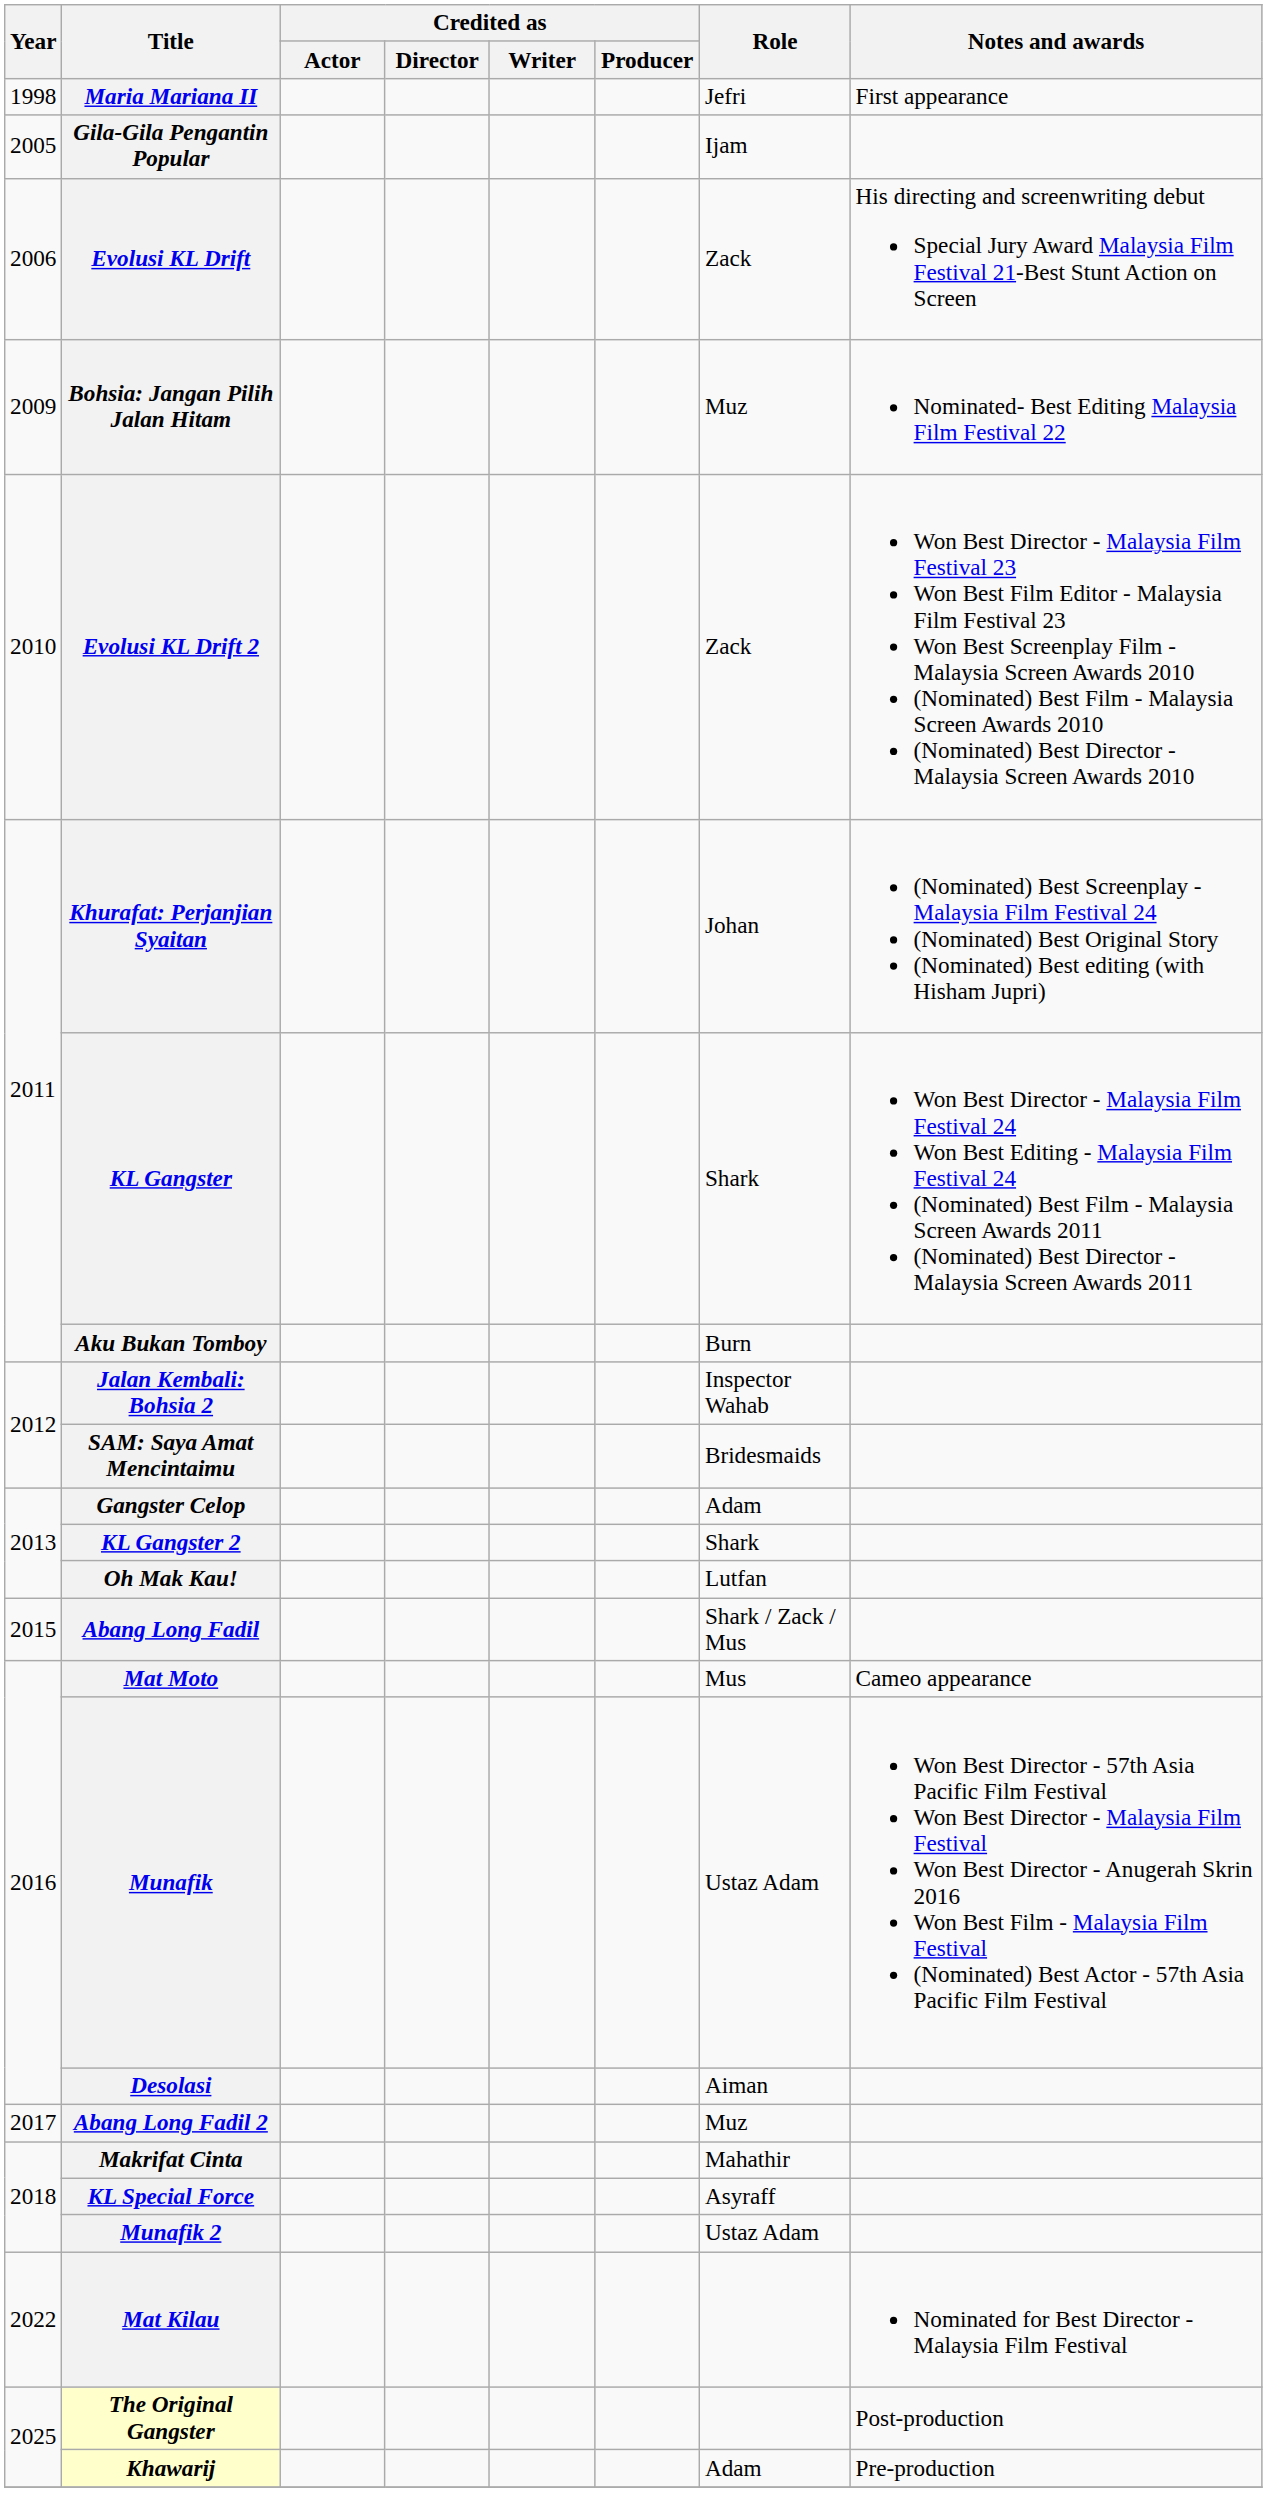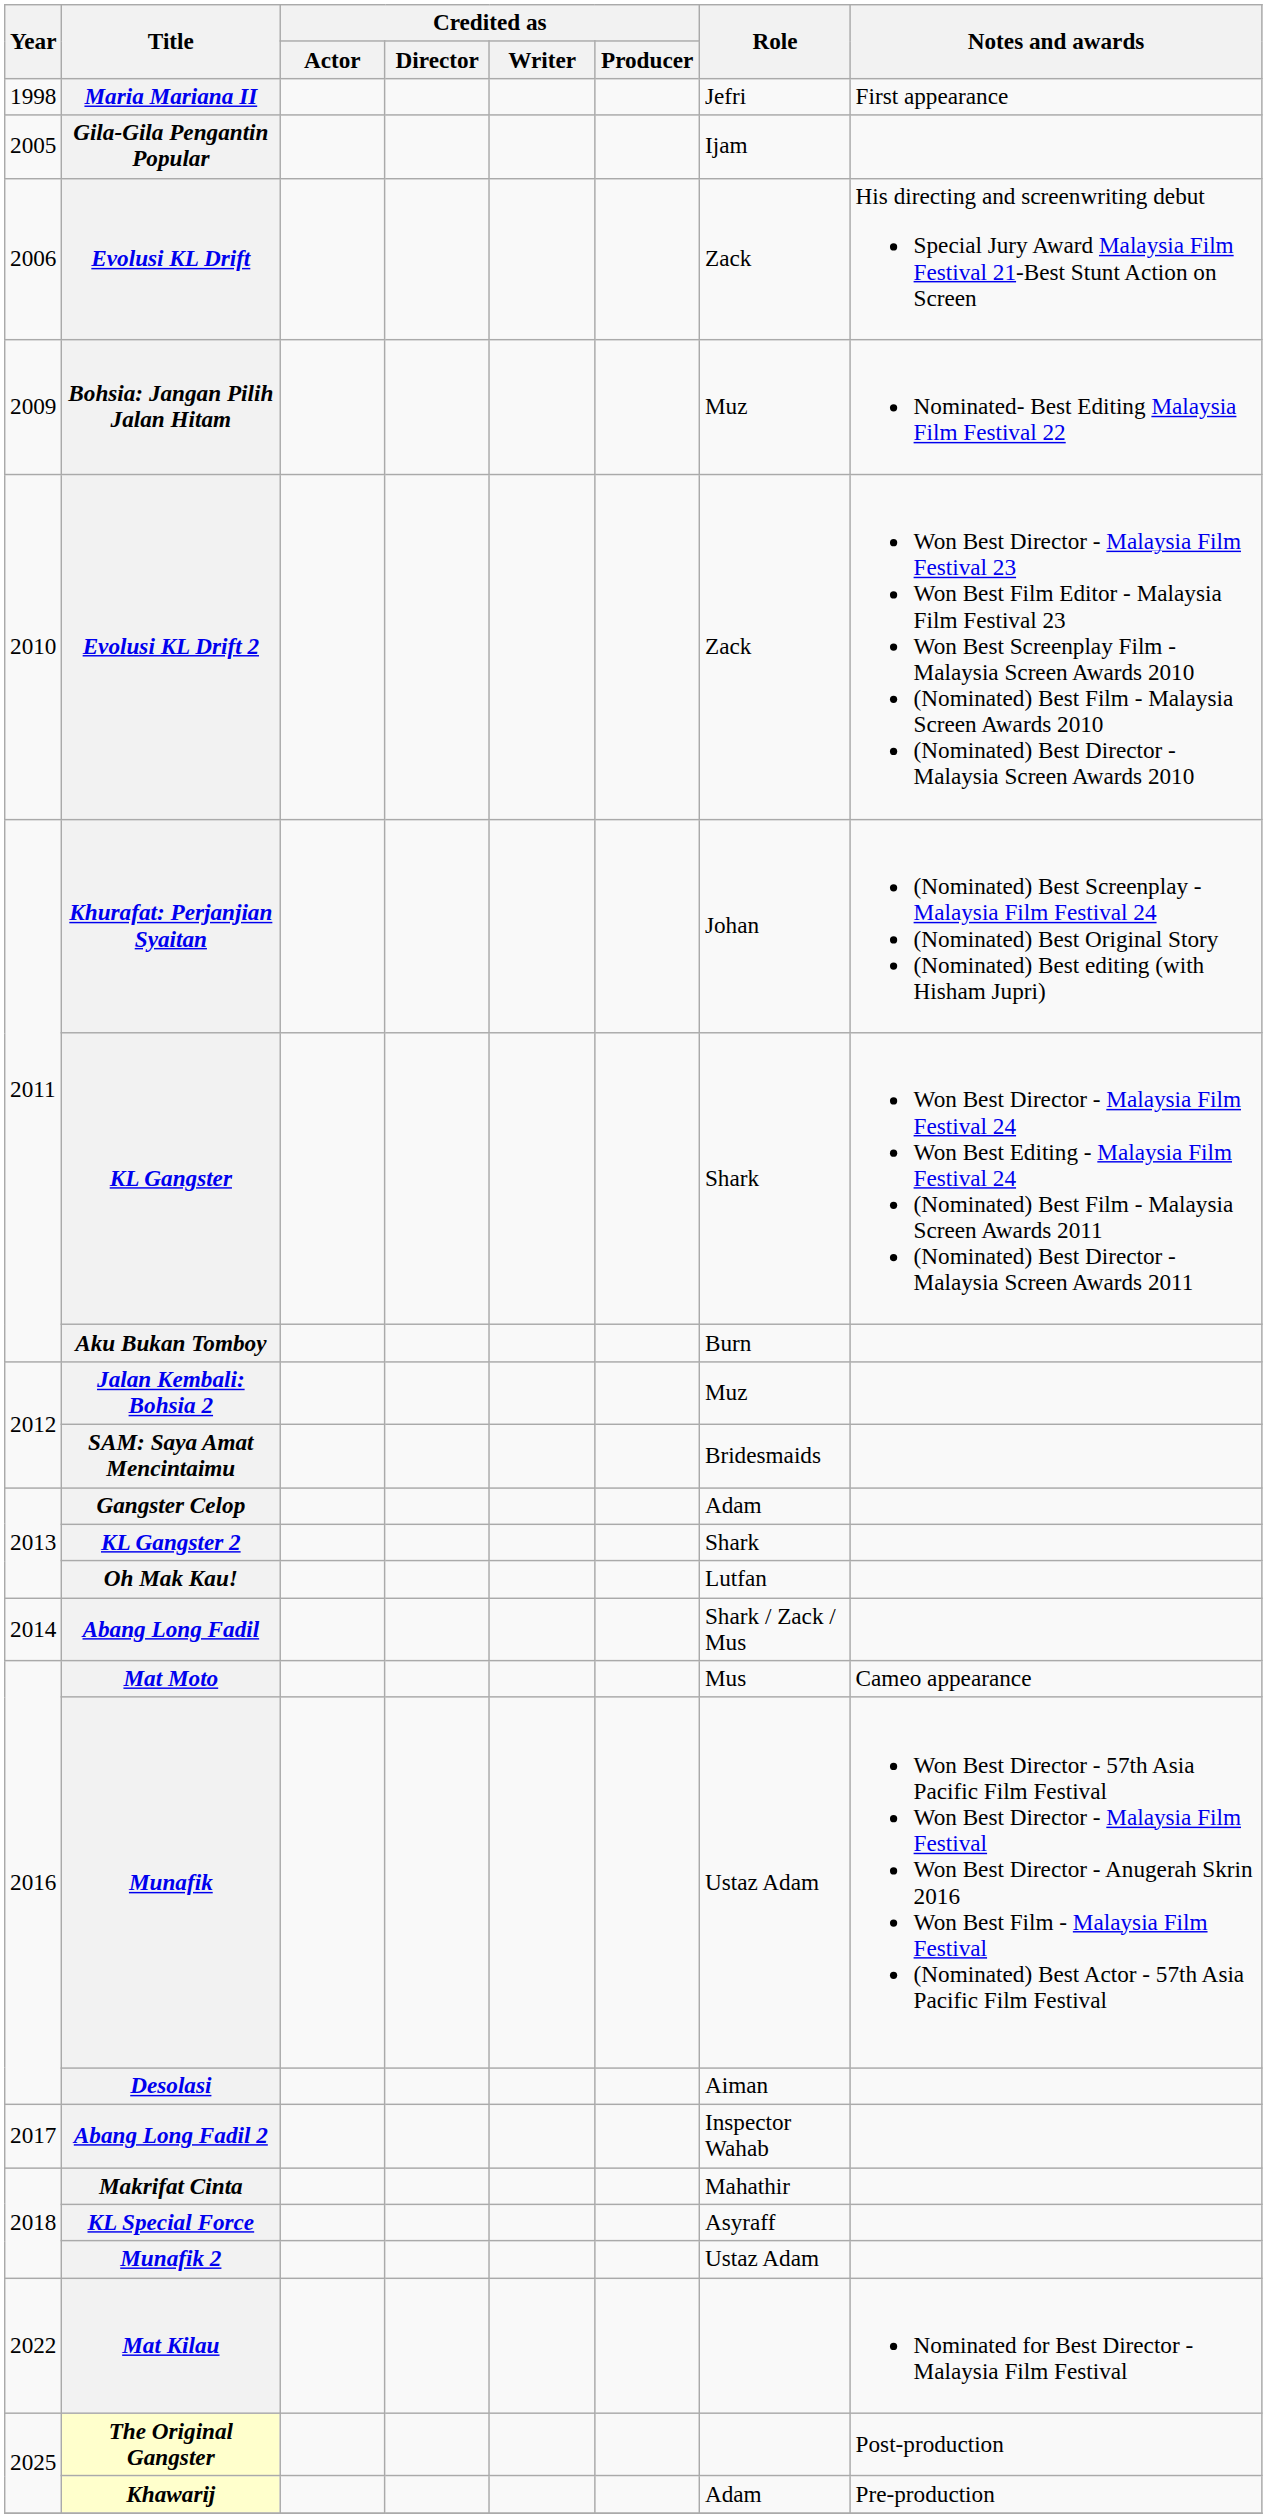(748, 1392) Inspector Wahab -> (726, 1392) Muz
(33, 1628) 2015 -> (33, 1628) 2014
(726, 2122) Muz -> (748, 2135) Inspector Wahab
